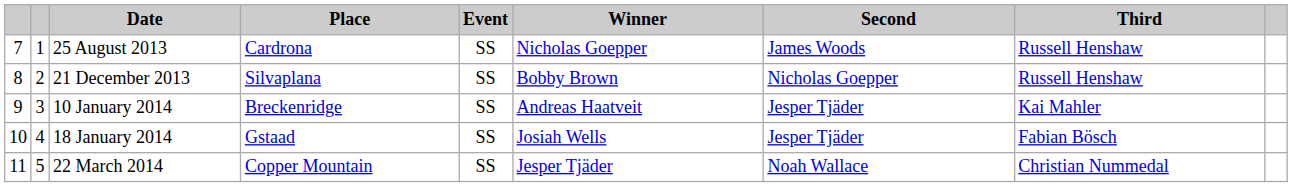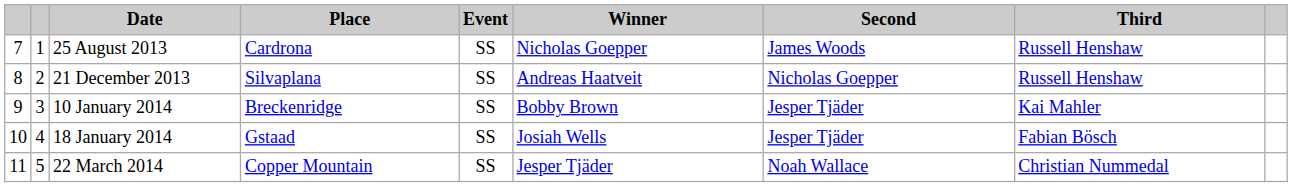(567, 77) Bobby Brown -> (579, 77) Andreas Haatveit
(579, 107) Andreas Haatveit -> (567, 107) Bobby Brown
